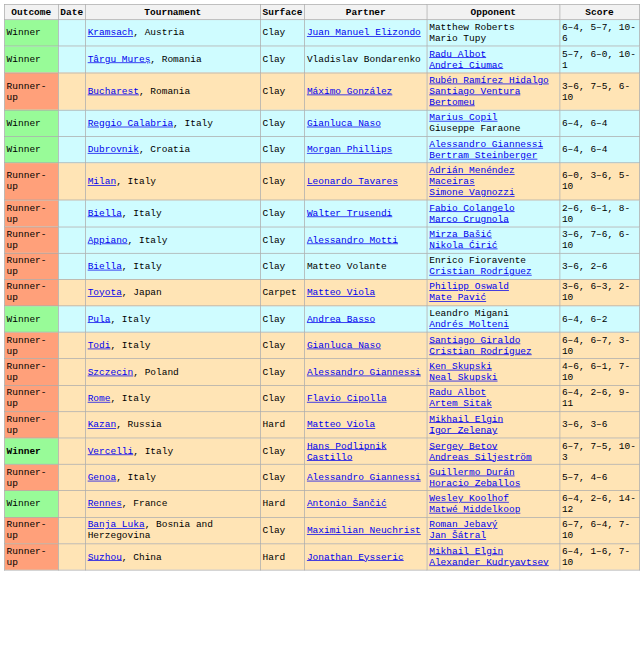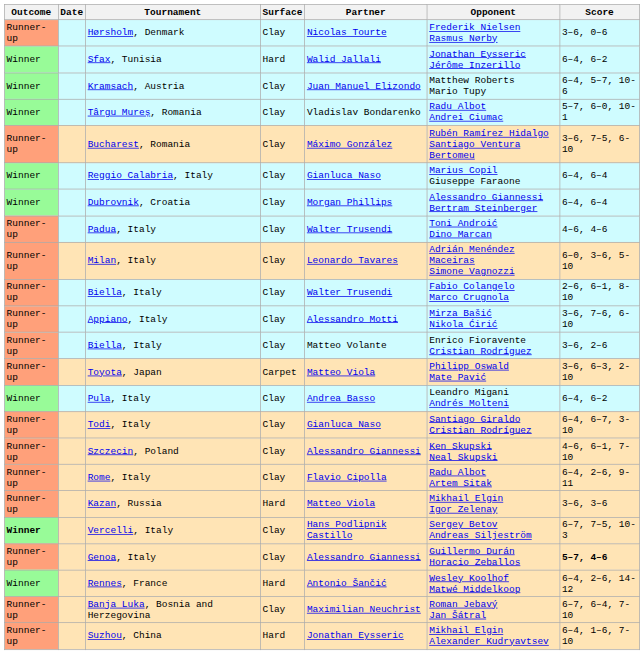+ row: (136, 33)
+ row: (125, 59)
+ row: (122, 229)
(585, 478) normal -> (585, 557) bold
